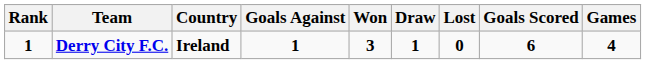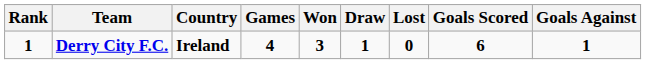columns swapped: (611, 17) <-> (295, 17)
